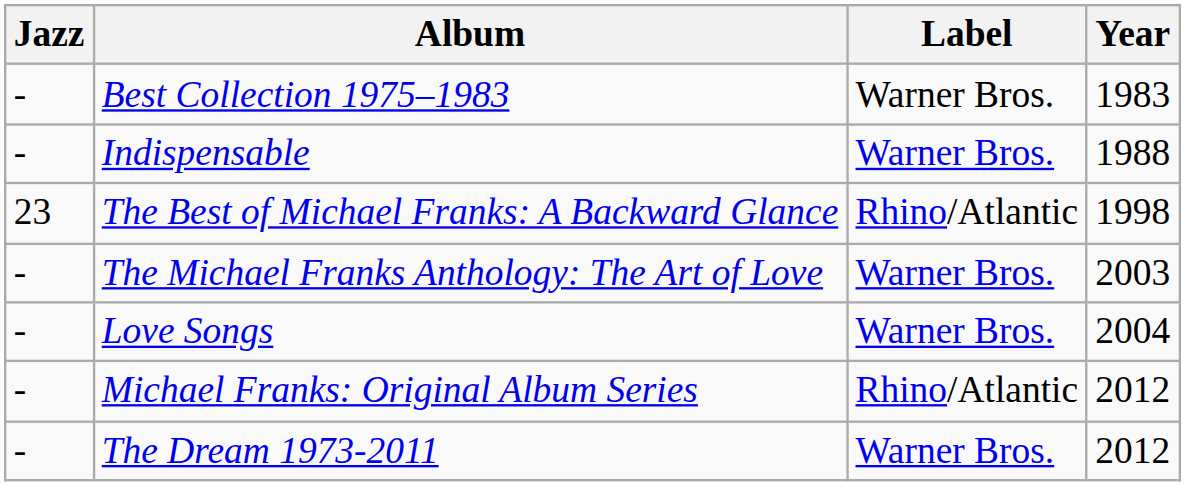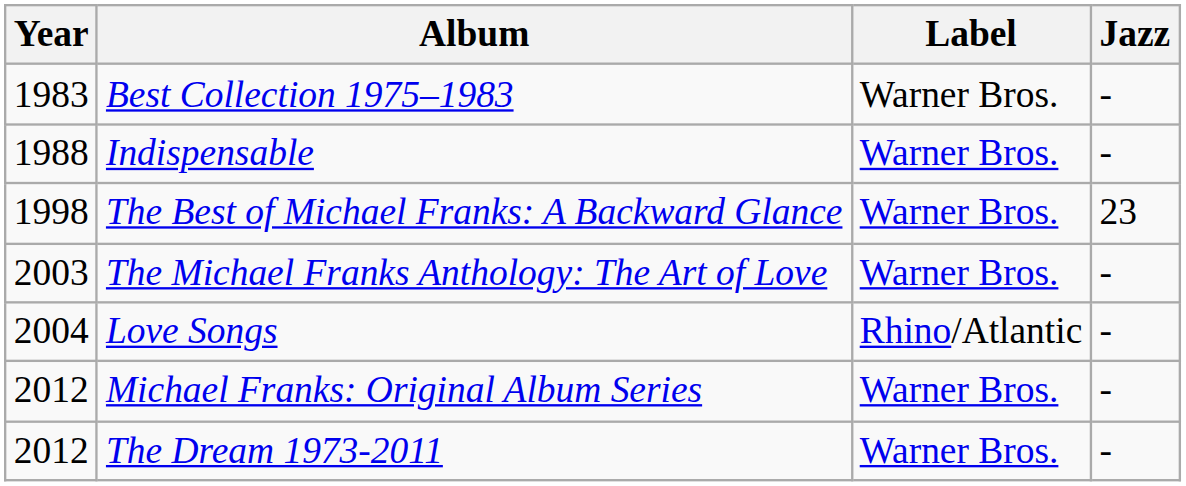columns swapped: (1133, 34) <-> (49, 34)
(967, 212) Rhino/Atlantic -> (959, 212) Warner Bros.
(955, 331) Warner Bros. -> (971, 331) Rhino/Atlantic
(967, 390) Rhino/Atlantic -> (959, 390) Warner Bros.
